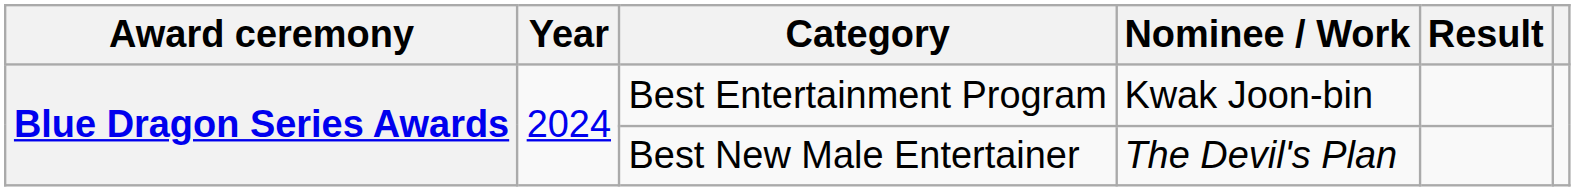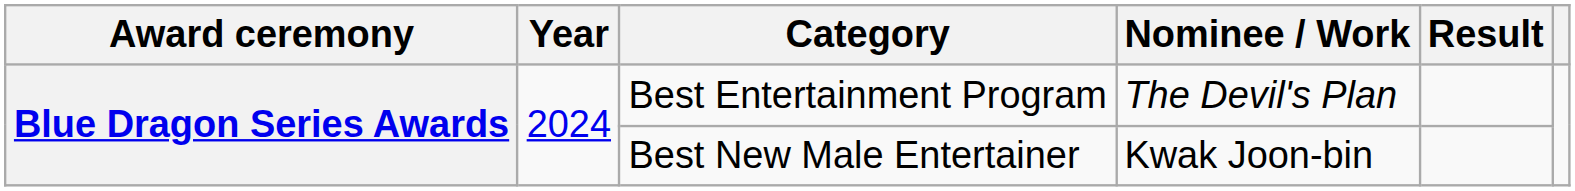(1249, 94) Kwak Joon-bin -> (1261, 94) The Devil's Plan
(1261, 154) The Devil's Plan -> (1249, 154) Kwak Joon-bin
